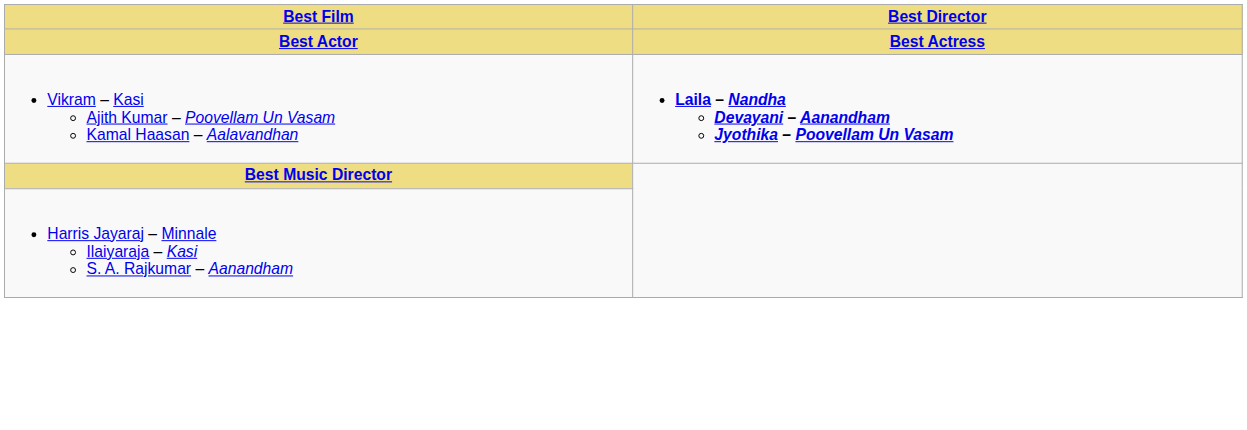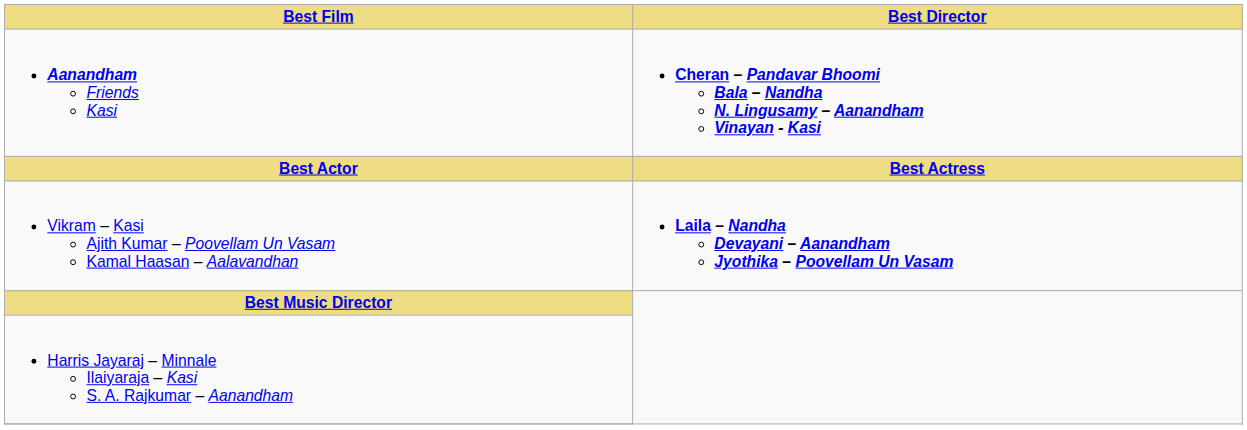+ row: (318, 93)
